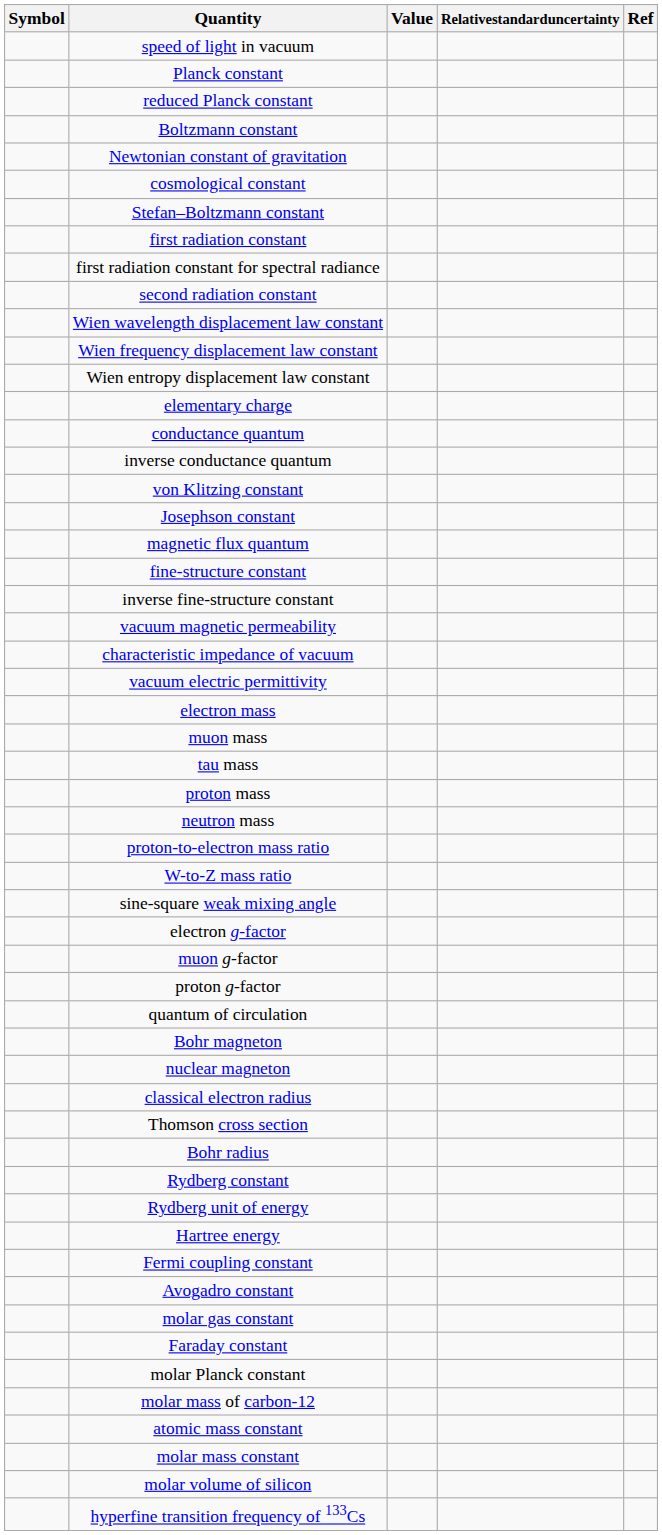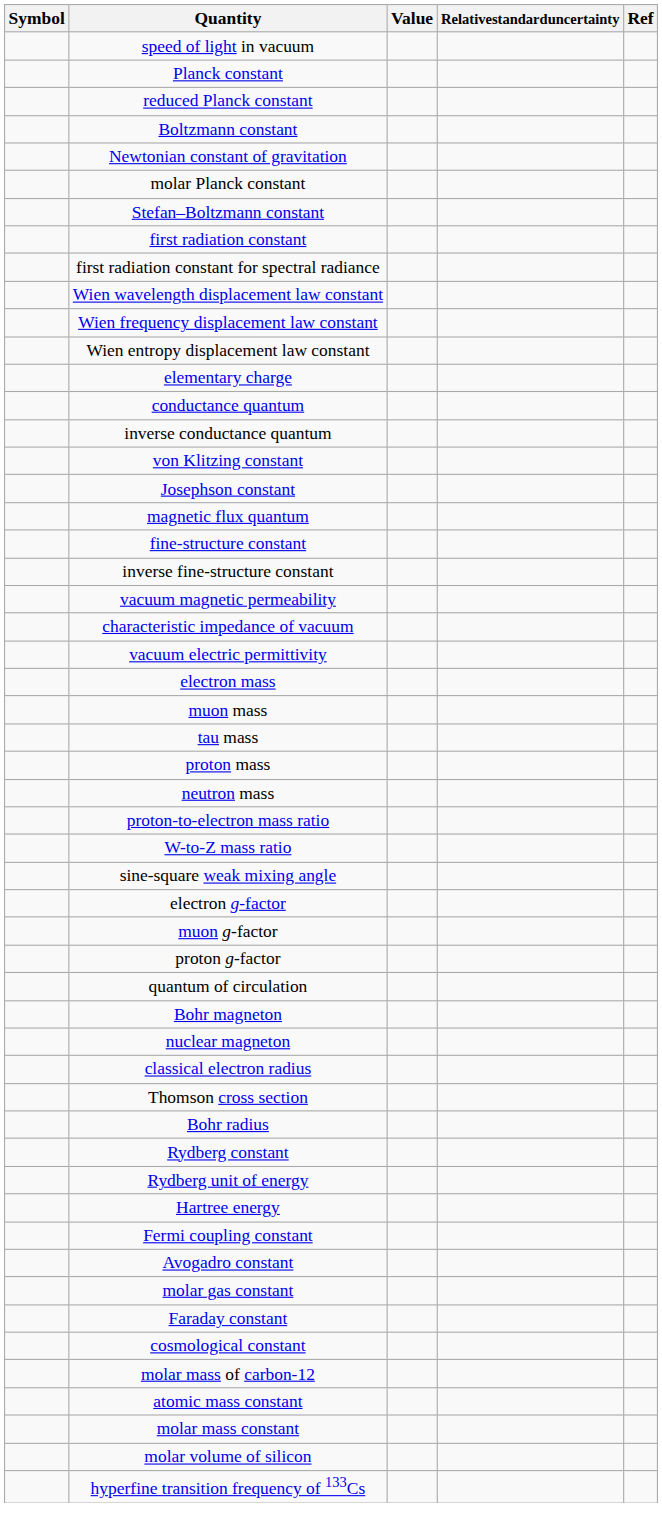rows swapped: (228, 184) <-> (228, 1373)
- row: (228, 294)
